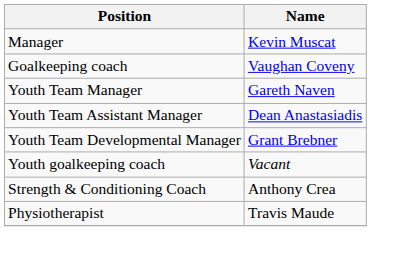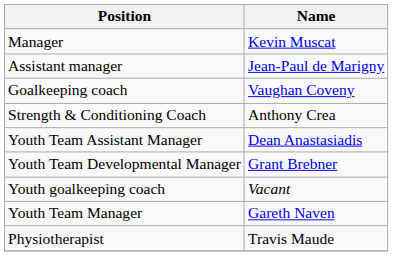+ row: (65, 66)
rows swapped: (75, 90) <-> (107, 189)
